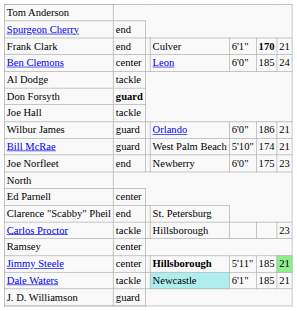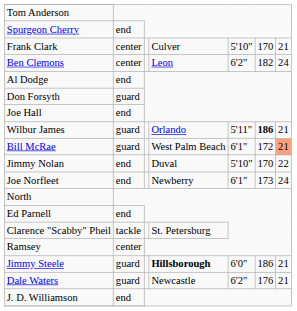(123, 46) end -> (129, 46) center
(240, 46) 6'1" -> (242, 46) 5'10"
(267, 46) bold -> (265, 46) normal
(240, 63) 6'0" -> (239, 63) 6'2"
(267, 63) 185 -> (265, 63) 182
(128, 79) tackle -> (123, 79) end
(129, 96) bold -> (128, 96) normal
(128, 113) tackle -> (123, 113) end
(240, 130) 6'0" -> (241, 130) 5'11"
(267, 130) normal -> (265, 130) bold
(243, 146) 5'10" -> (239, 146) 6'1"
(267, 146) 174 -> (265, 146) 172
(285, 146) no background -> (283, 146) lightsalmon background
+ row: (35, 163)
(240, 163) 6'0" -> (239, 180) 6'1"
(267, 163) 175 -> (265, 180) 173
(285, 163) 23 -> (283, 180) 24
(129, 197) center -> (123, 213) end
(123, 213) end -> (128, 230) tackle
- row: (37, 230)
(129, 264) center -> (128, 264) guard
(243, 264) 5'11" -> (239, 264) 6'0"
(267, 264) 185 -> (265, 264) 186
(285, 264) lightgreen background -> (283, 264) no background
(128, 280) tackle -> (128, 280) guard
(175, 280) paleturquoise background -> (173, 280) no background
(240, 280) 6'1" -> (239, 280) 6'2"
(267, 280) 185 -> (265, 280) 176
(128, 297) guard -> (123, 297) end
